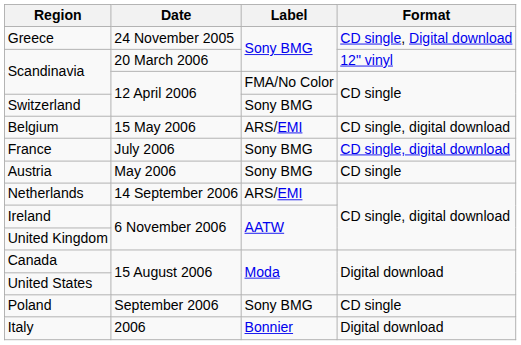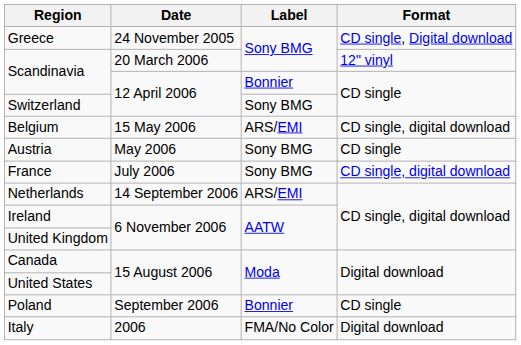(289, 82) FMA/No Color -> (269, 82) Bonnier
rows swapped: (30, 171) <-> (30, 149)
(279, 305) Sony BMG -> (269, 305) Bonnier
(269, 328) Bonnier -> (289, 328) FMA/No Color
